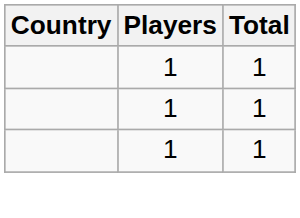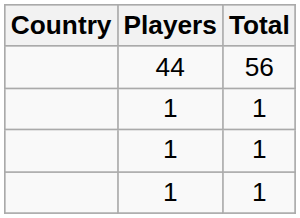+ row: (170, 66)
